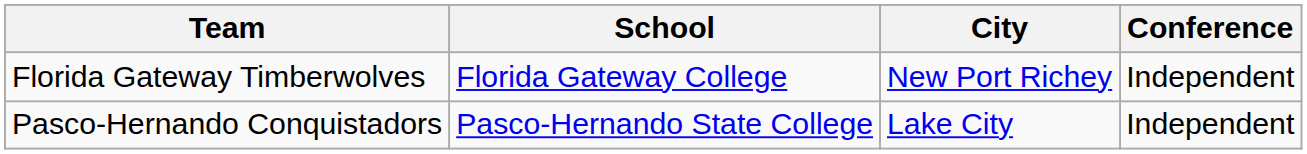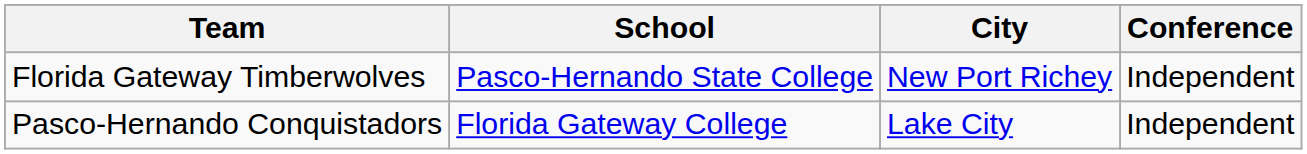(622, 76) Florida Gateway College -> (665, 76) Pasco-Hernando State College
(665, 124) Pasco-Hernando State College -> (622, 124) Florida Gateway College
